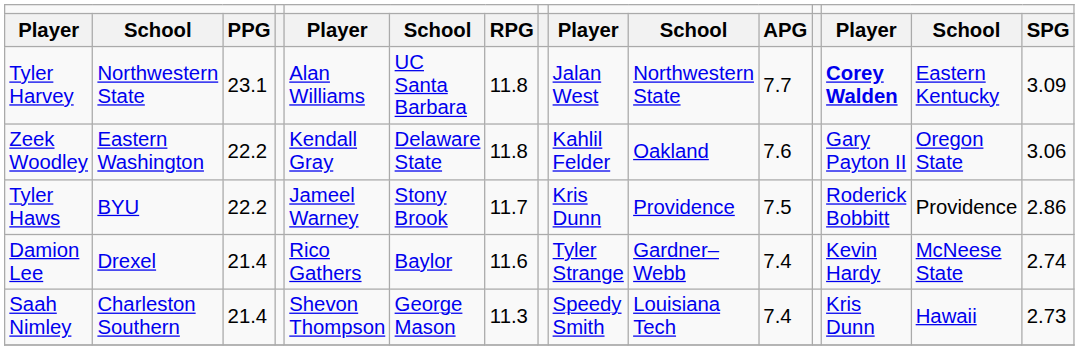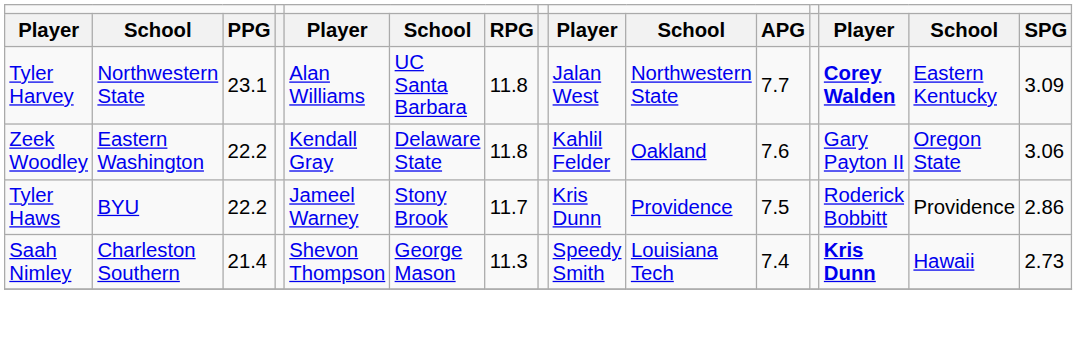- row: (44, 261)
(850, 316) normal -> (850, 261) bold
